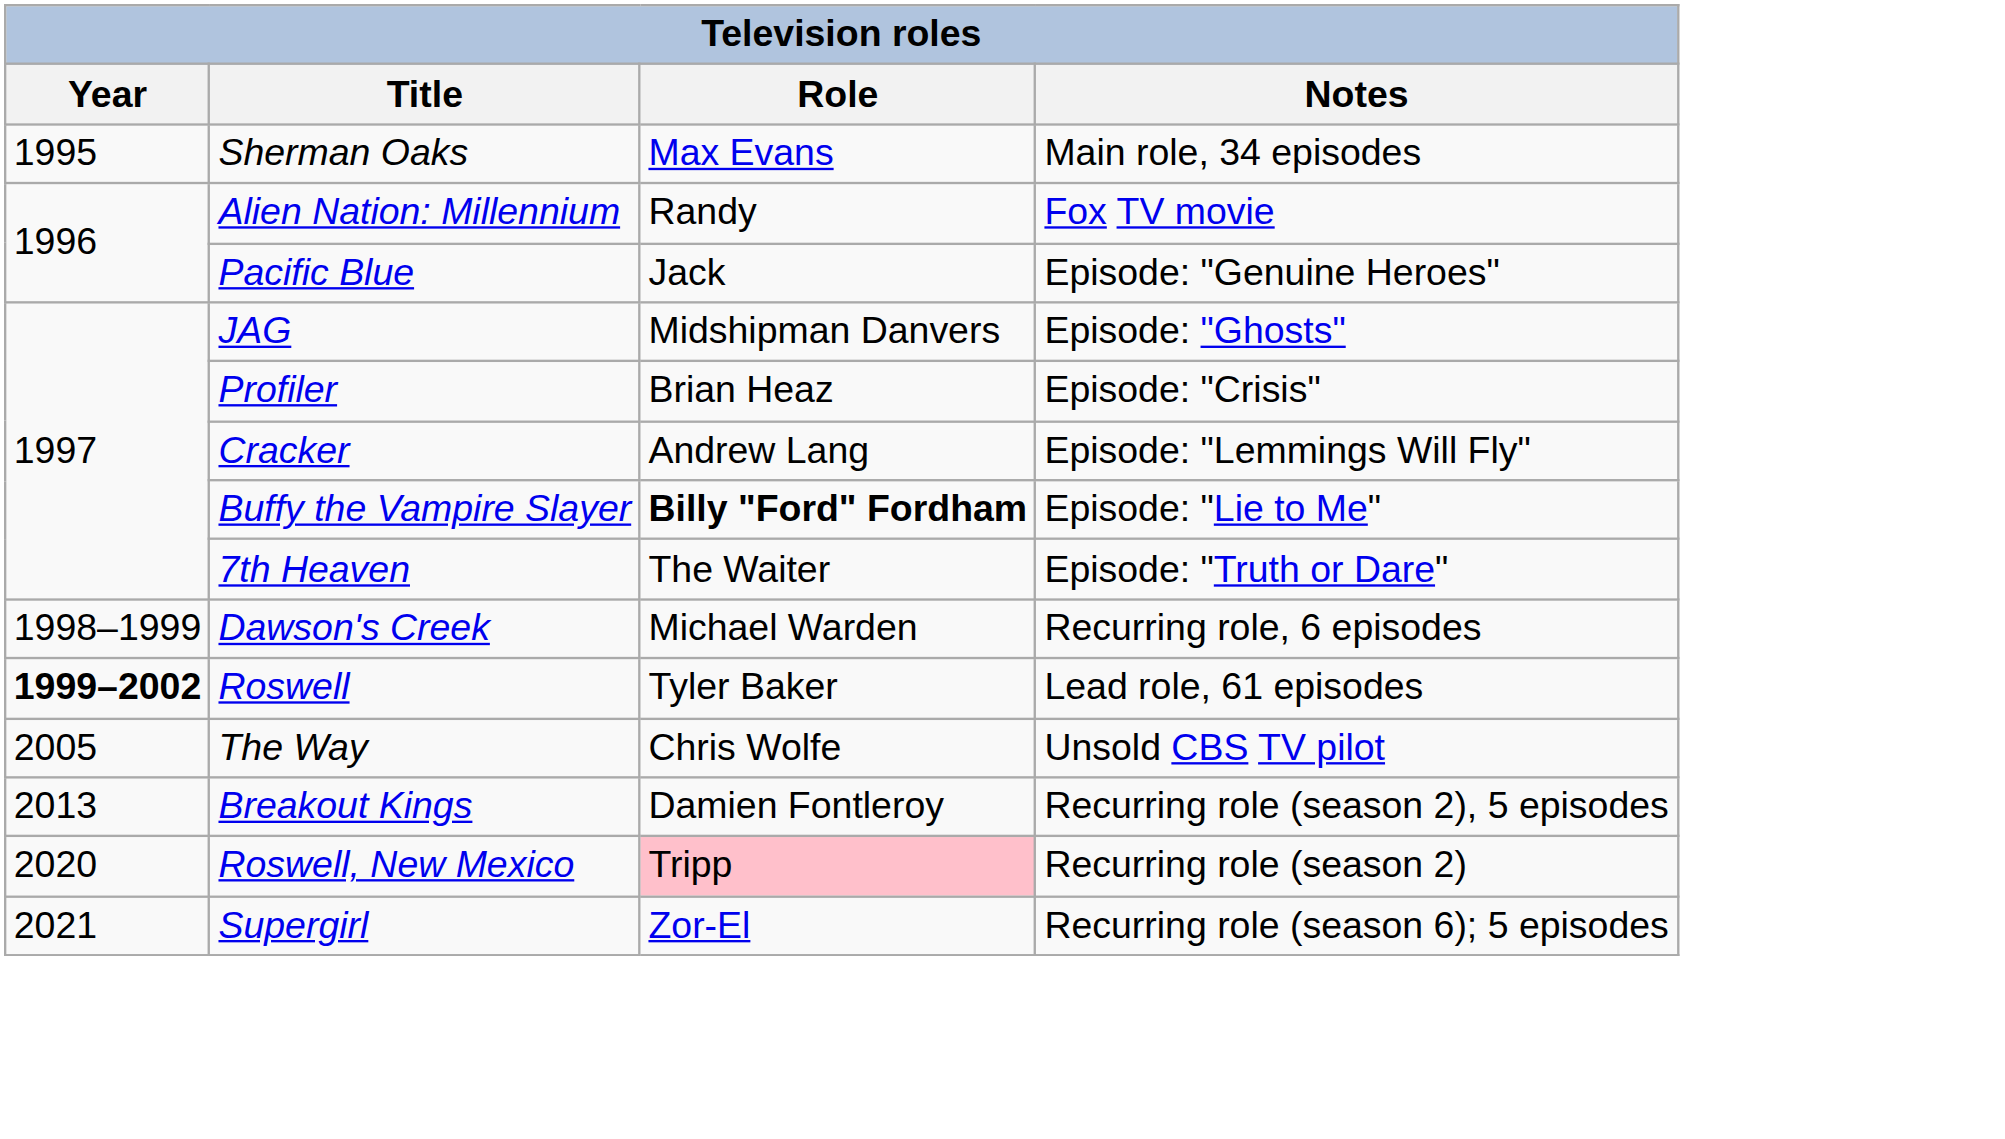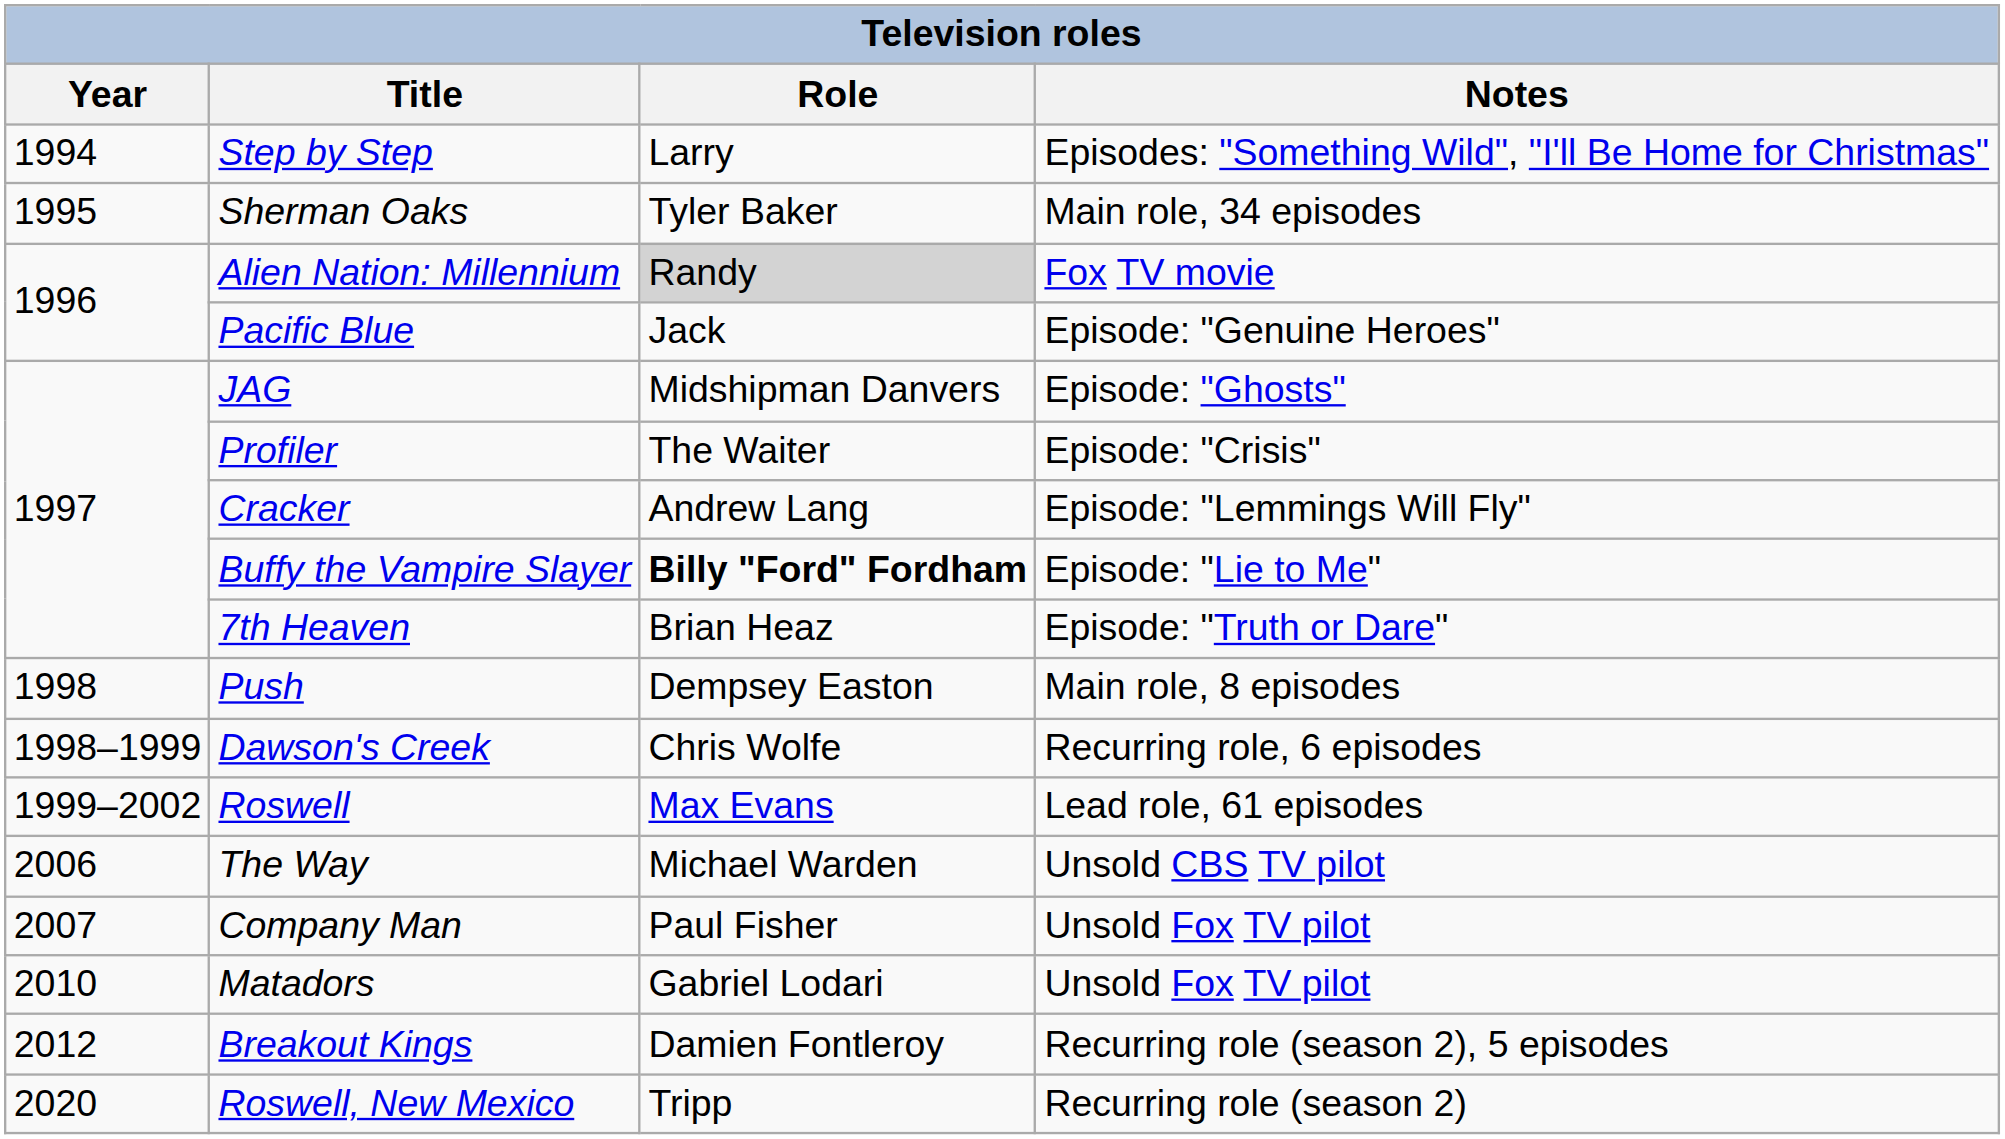+ row: (326, 152)
(741, 152) Max Evans -> (743, 212) Tyler Baker
(703, 212) no background -> (703, 271) lightgrey background
(741, 390) Brian Heaz -> (739, 449) The Waiter
(739, 568) The Waiter -> (741, 627) Brian Heaz
+ row: (261, 687)
(783, 627) Michael Warden -> (745, 746) Chris Wolfe
(108, 687) bold -> (108, 806) normal
(743, 687) Tyler Baker -> (741, 806) Max Evans
(55, 746) 2005 -> (55, 865) 2006
(745, 746) Chris Wolfe -> (783, 865) Michael Warden
+ row: (340, 924)
+ row: (297, 984)
(55, 806) 2013 -> (55, 1043) 2012
(690, 865) pink background -> (690, 1102) no background
- row: (293, 924)
